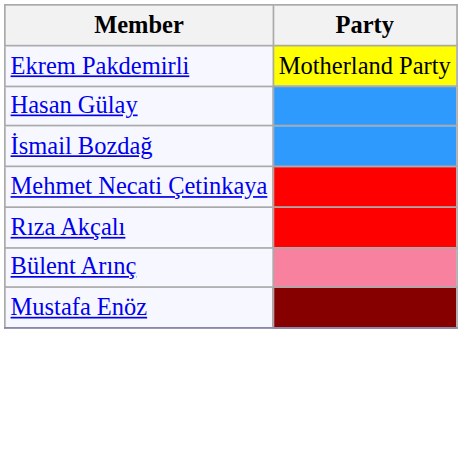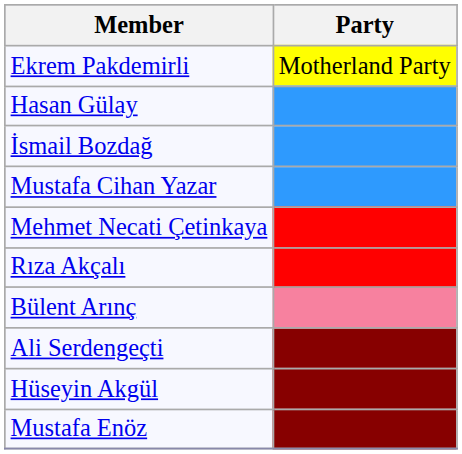+ row: (114, 186)
+ row: (87, 348)
+ row: (84, 388)
